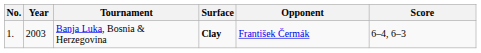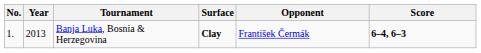(36, 33) 2003 -> (36, 33) 2013
(389, 33) normal -> (389, 33) bold
